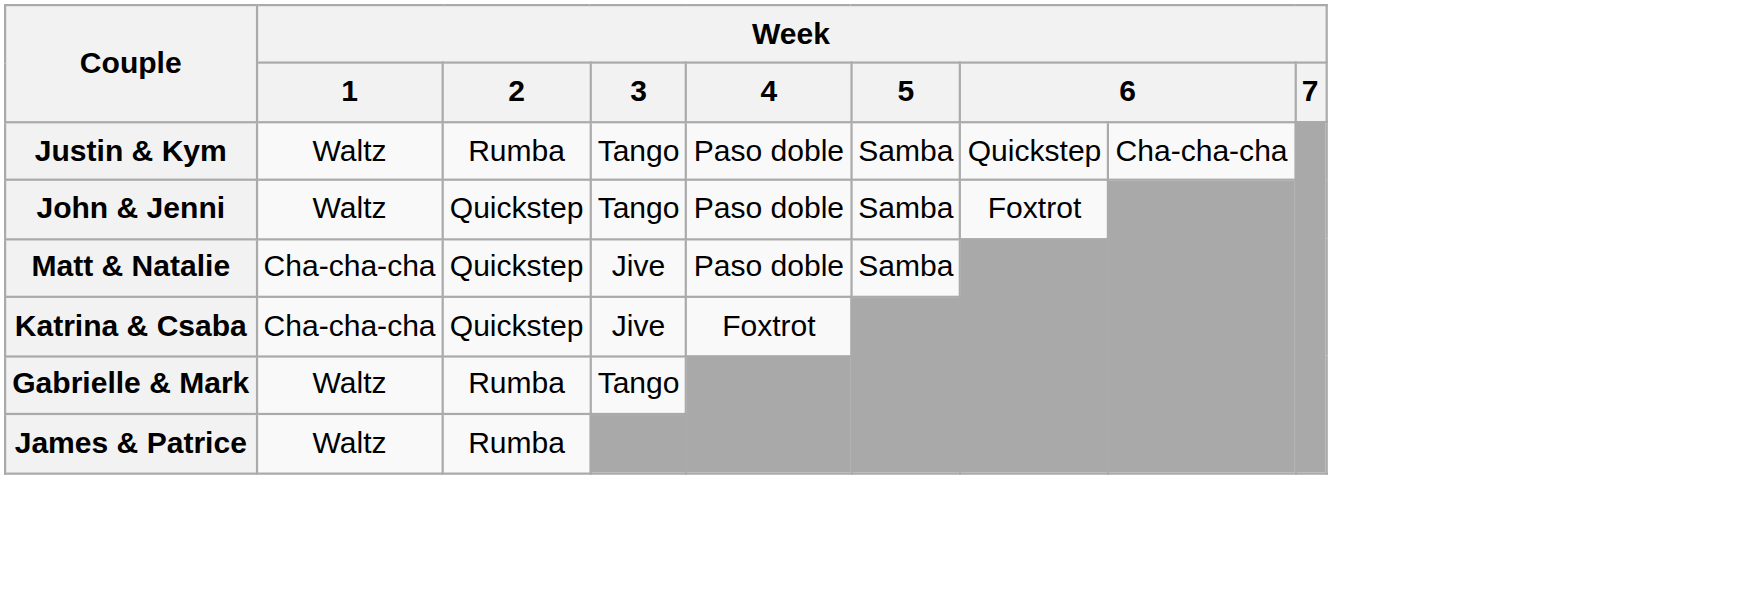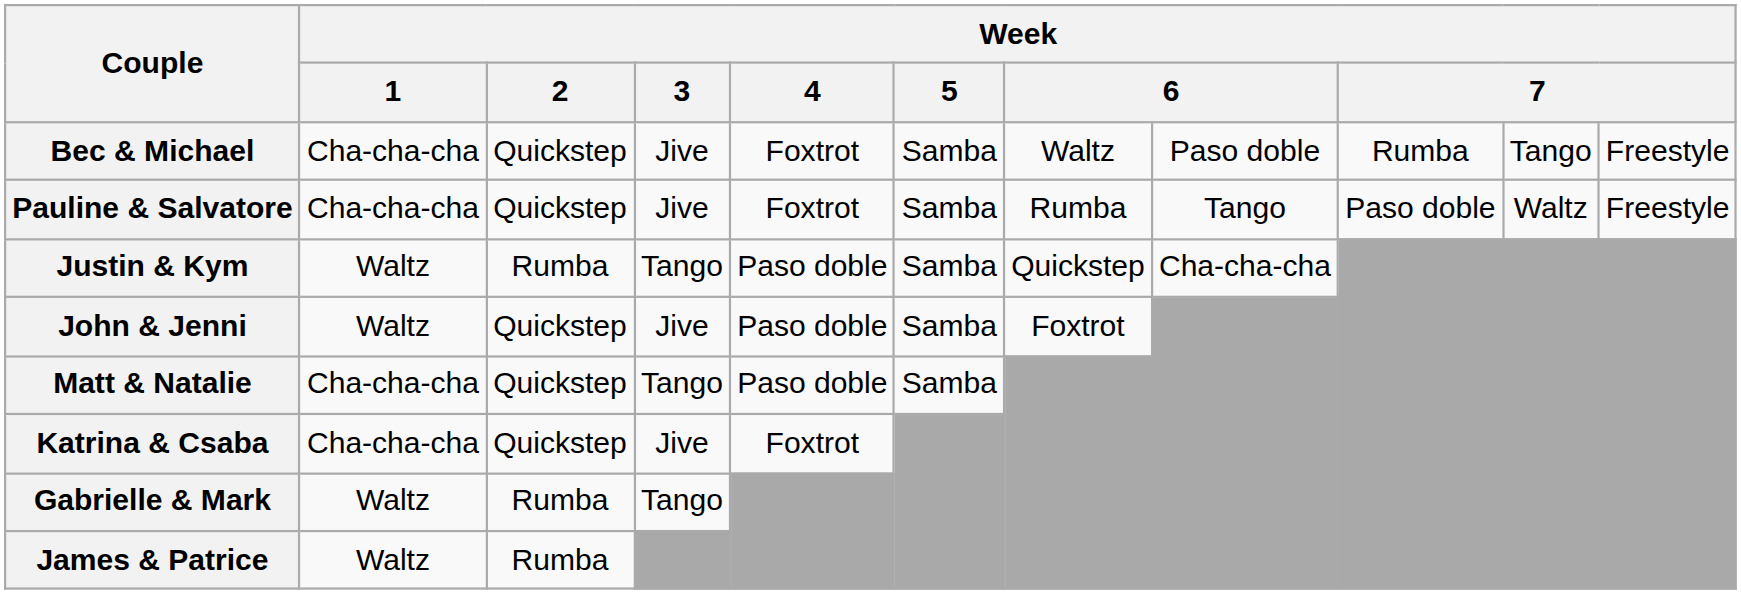+ row: (152, 150)
+ row: (152, 208)
(639, 208) Tango -> (682, 325) Jive
(639, 267) Jive -> (682, 383) Tango
